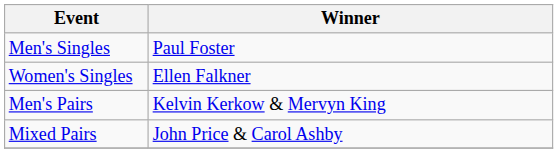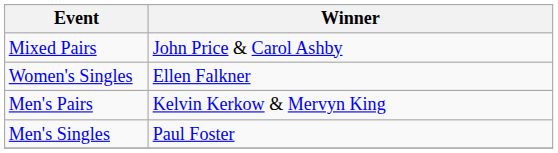rows swapped: (59, 47) <-> (53, 133)
